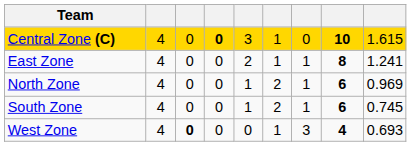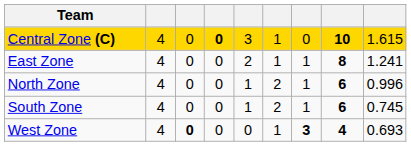(385, 84) 0.969 -> (385, 84) 0.996
(306, 130) normal -> (306, 130) bold
